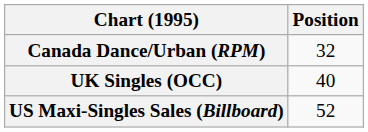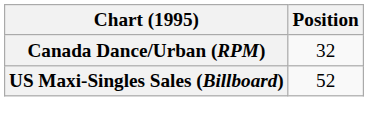- row: (146, 80)
